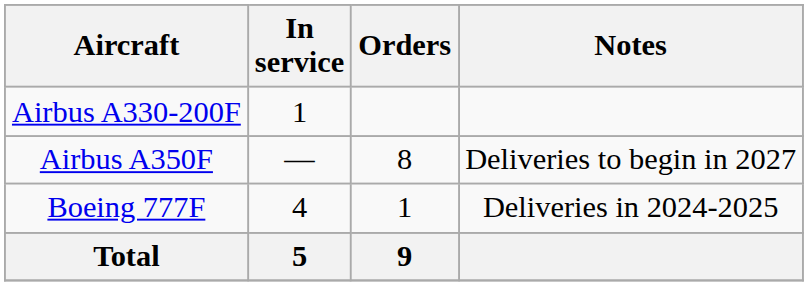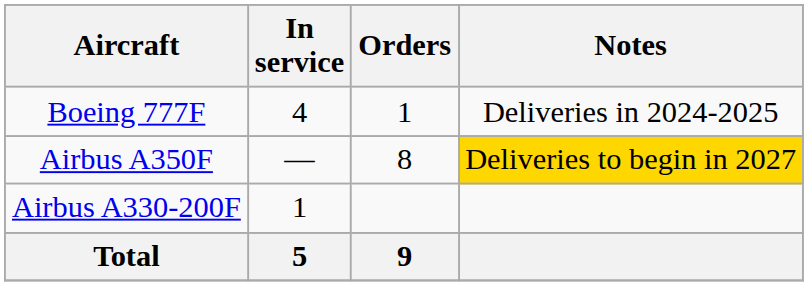rows swapped: (126, 111) <-> (126, 207)
(631, 159) no background -> (631, 159) gold background
